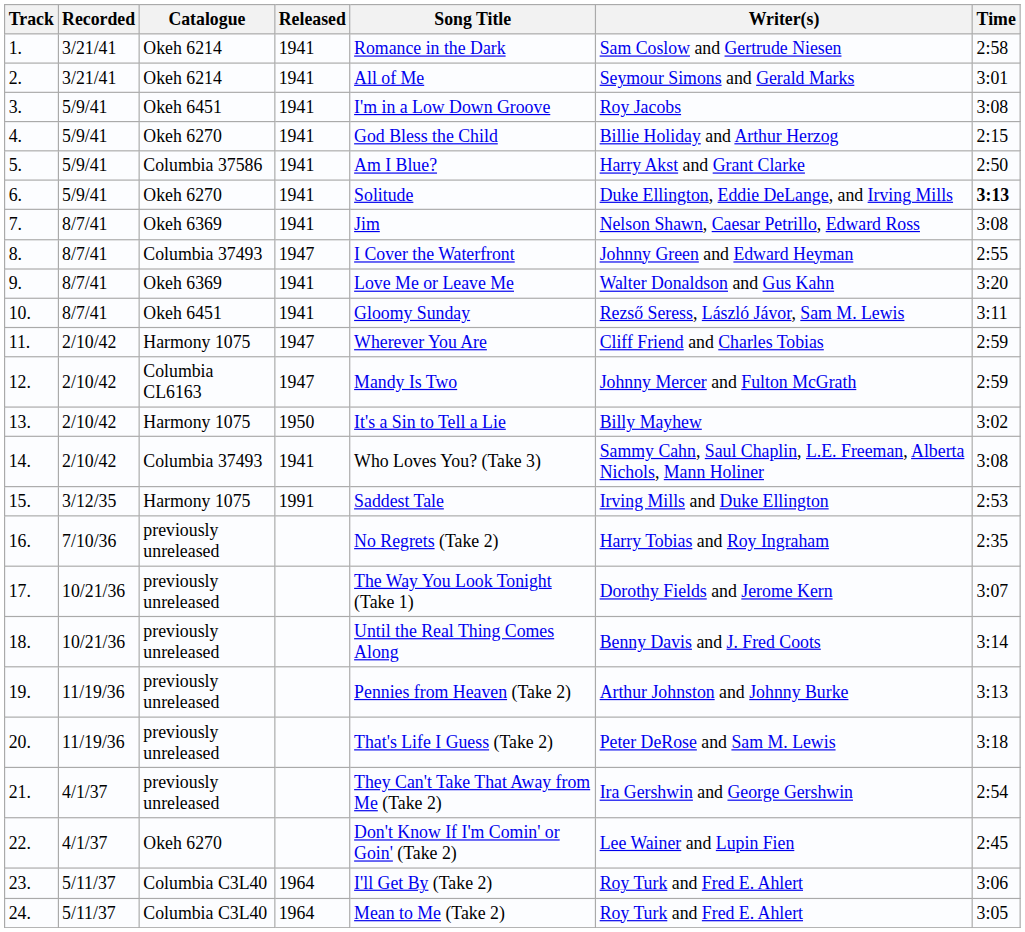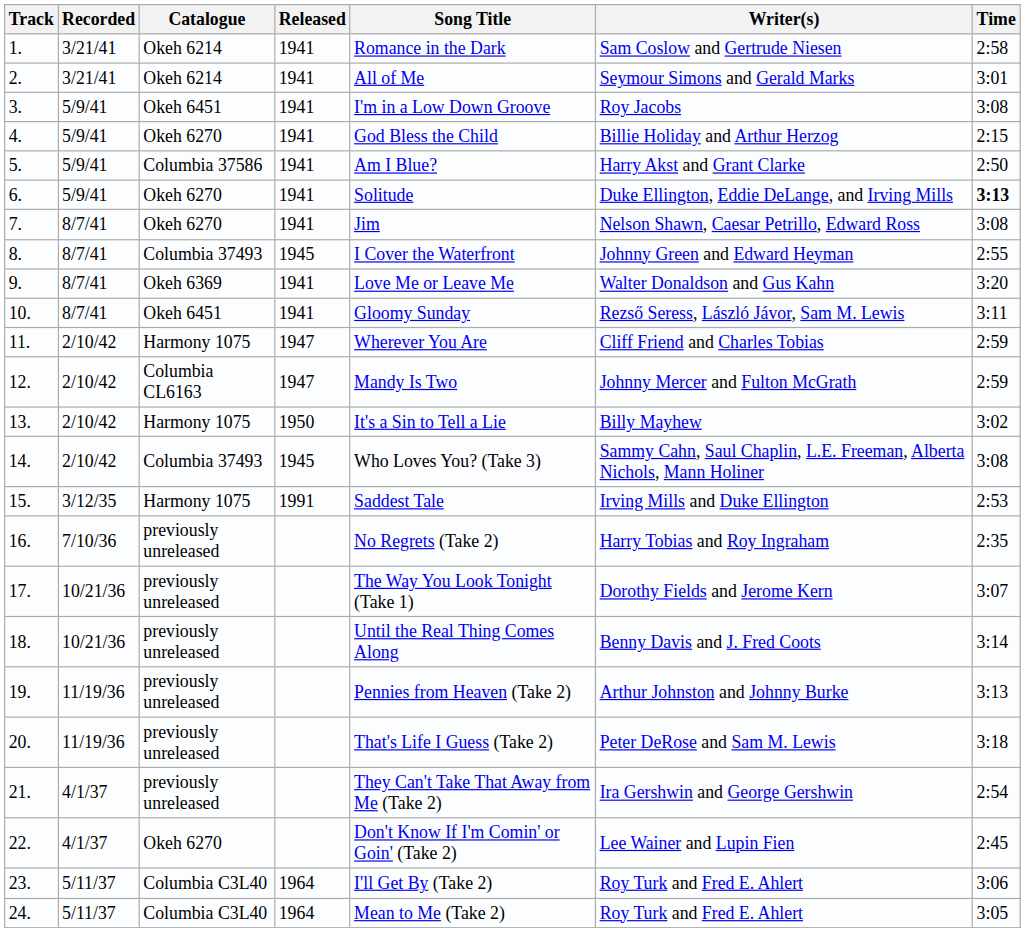(183, 224) Okeh 6369 -> (183, 224) Okeh 6270
(296, 253) 1947 -> (296, 253) 1945
(296, 461) 1941 -> (296, 461) 1945
